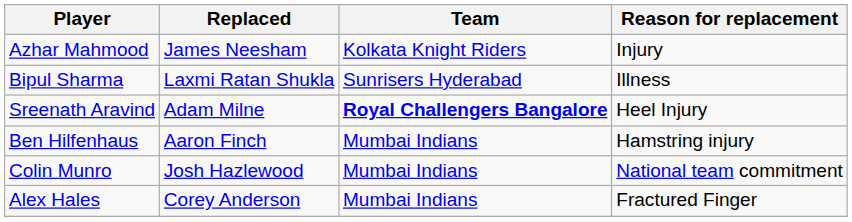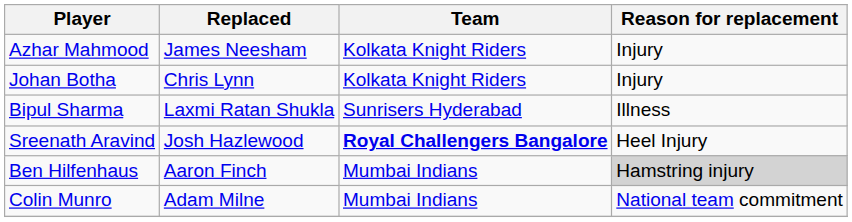+ row: (62, 79)
(214, 110) Adam Milne -> (234, 140) Josh Hazlewood
(685, 140) no background -> (685, 170) lightgrey background
(234, 170) Josh Hazlewood -> (214, 200) Adam Milne
- row: (54, 200)
